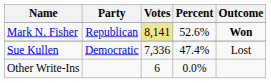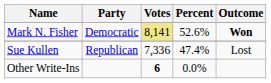(112, 31) Republican -> (112, 31) Democratic
(112, 50) Democratic -> (112, 50) Republican
(157, 68) normal -> (157, 68) bold
